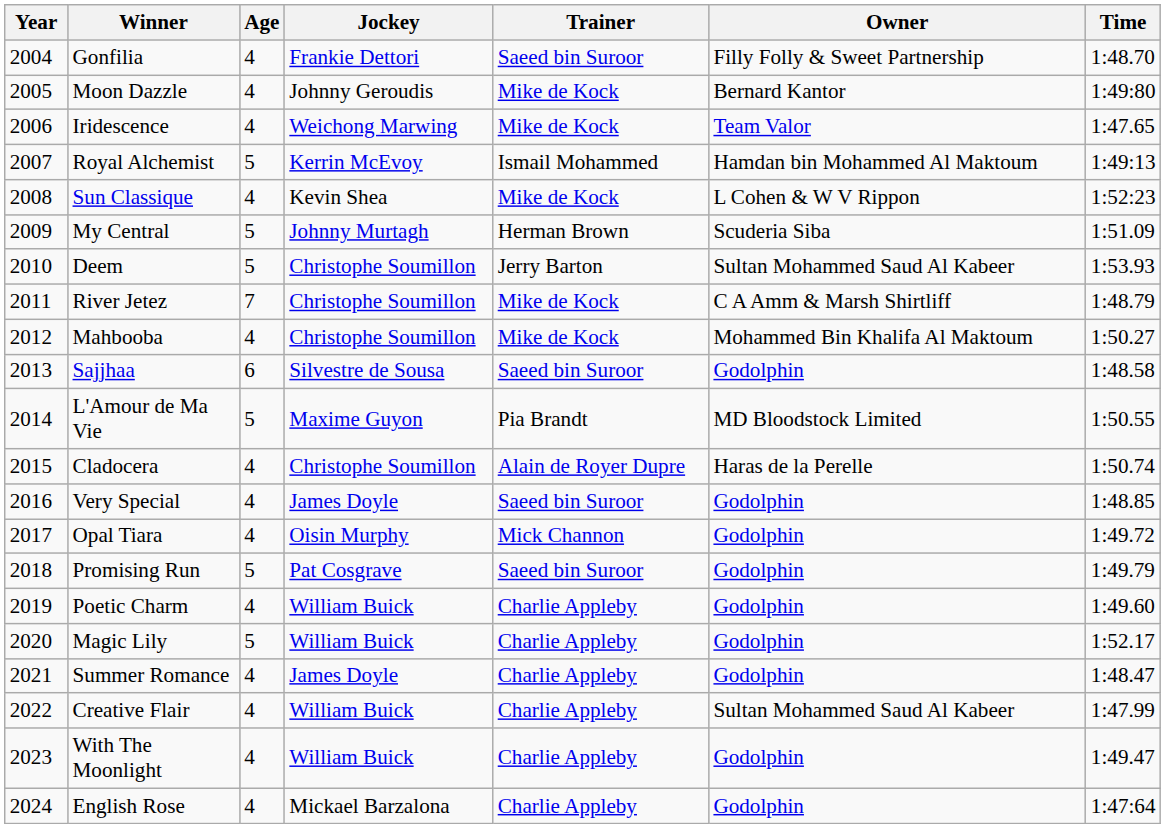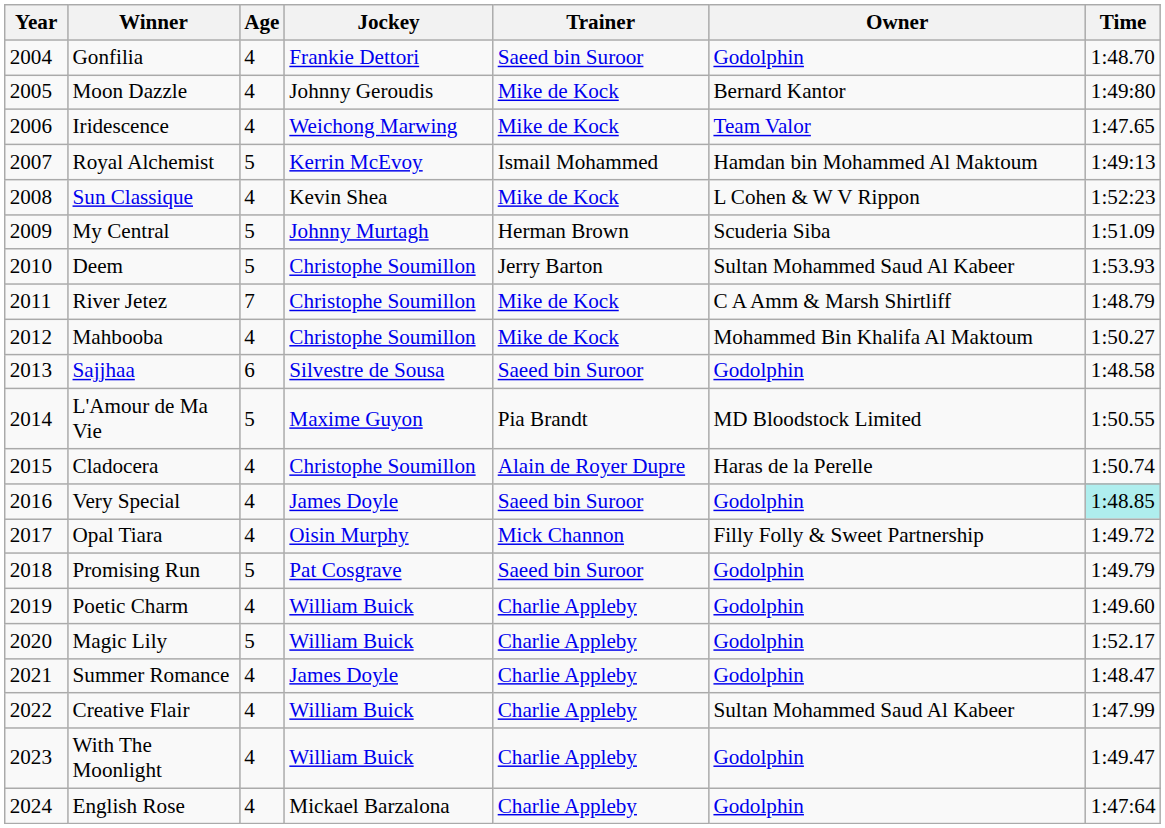(849, 57) Filly Folly & Sweet Partnership -> (759, 57) Godolphin
(1123, 501) no background -> (1123, 501) paleturquoise background
(759, 536) Godolphin -> (849, 536) Filly Folly & Sweet Partnership
